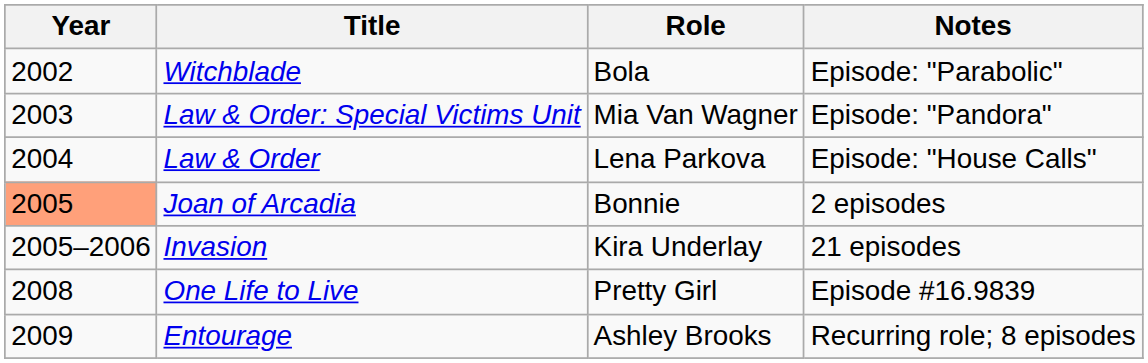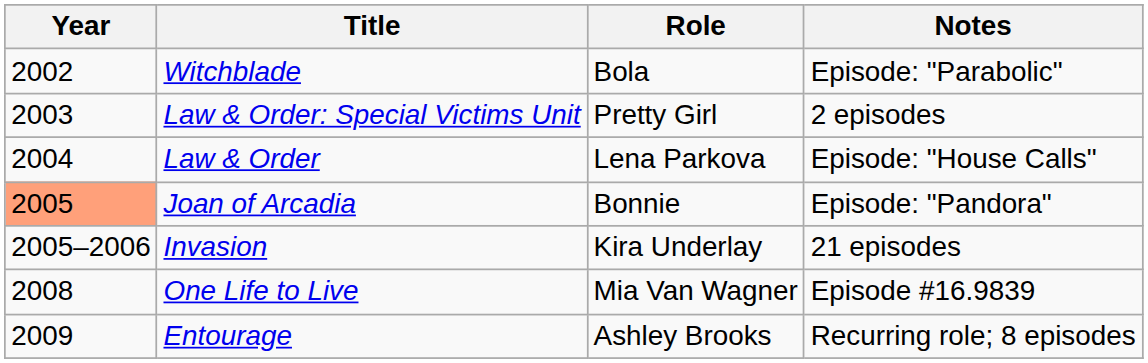(696, 114) Mia Van Wagner -> (655, 114) Pretty Girl
(931, 114) Episode: "Pandora" -> (878, 114) 2 episodes
(878, 203) 2 episodes -> (931, 203) Episode: "Pandora"
(655, 291) Pretty Girl -> (696, 291) Mia Van Wagner
